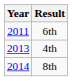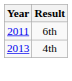- row: (50, 66)
